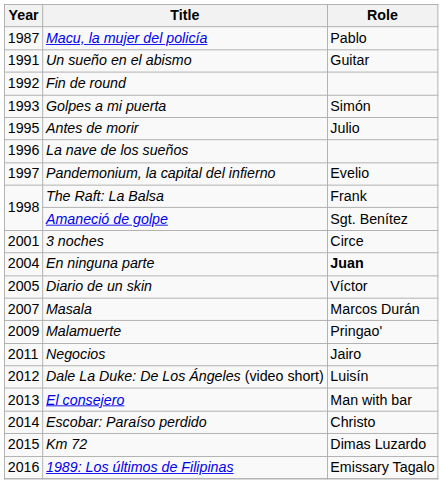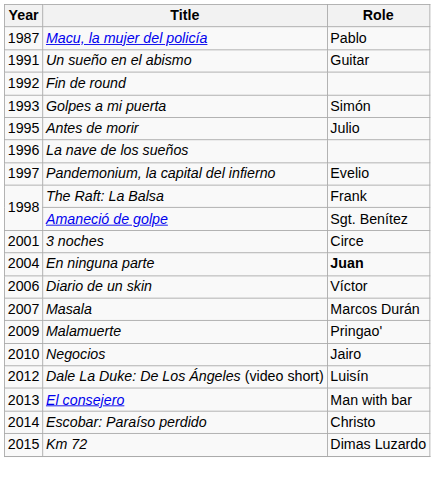(24, 286) 2005 -> (24, 286) 2006
(23, 354) 2011 -> (24, 354) 2010
- row: (140, 467)
